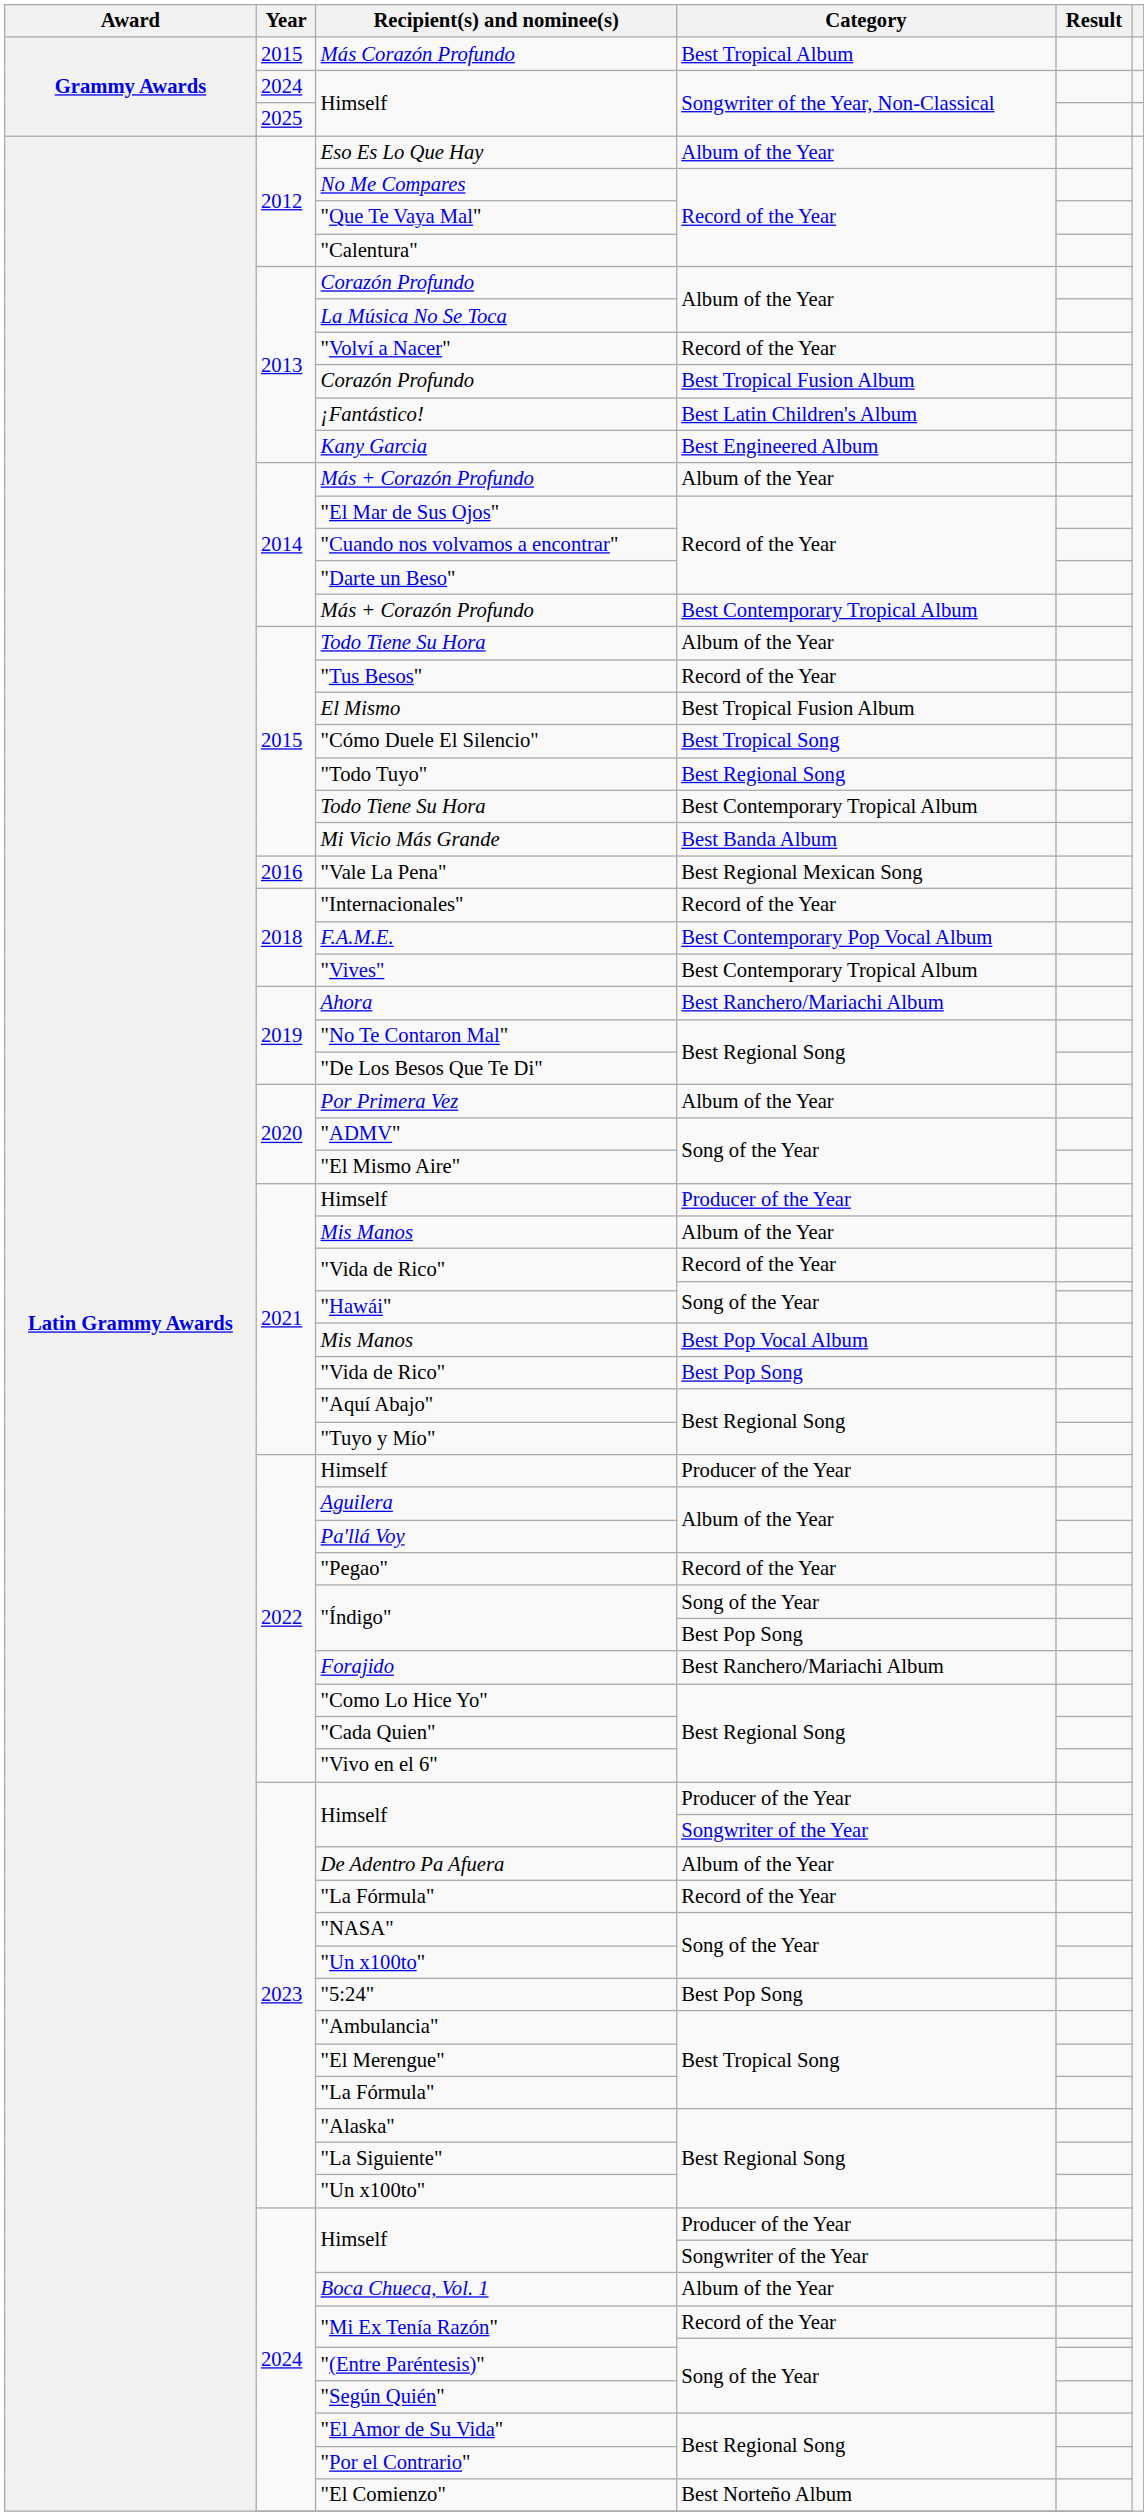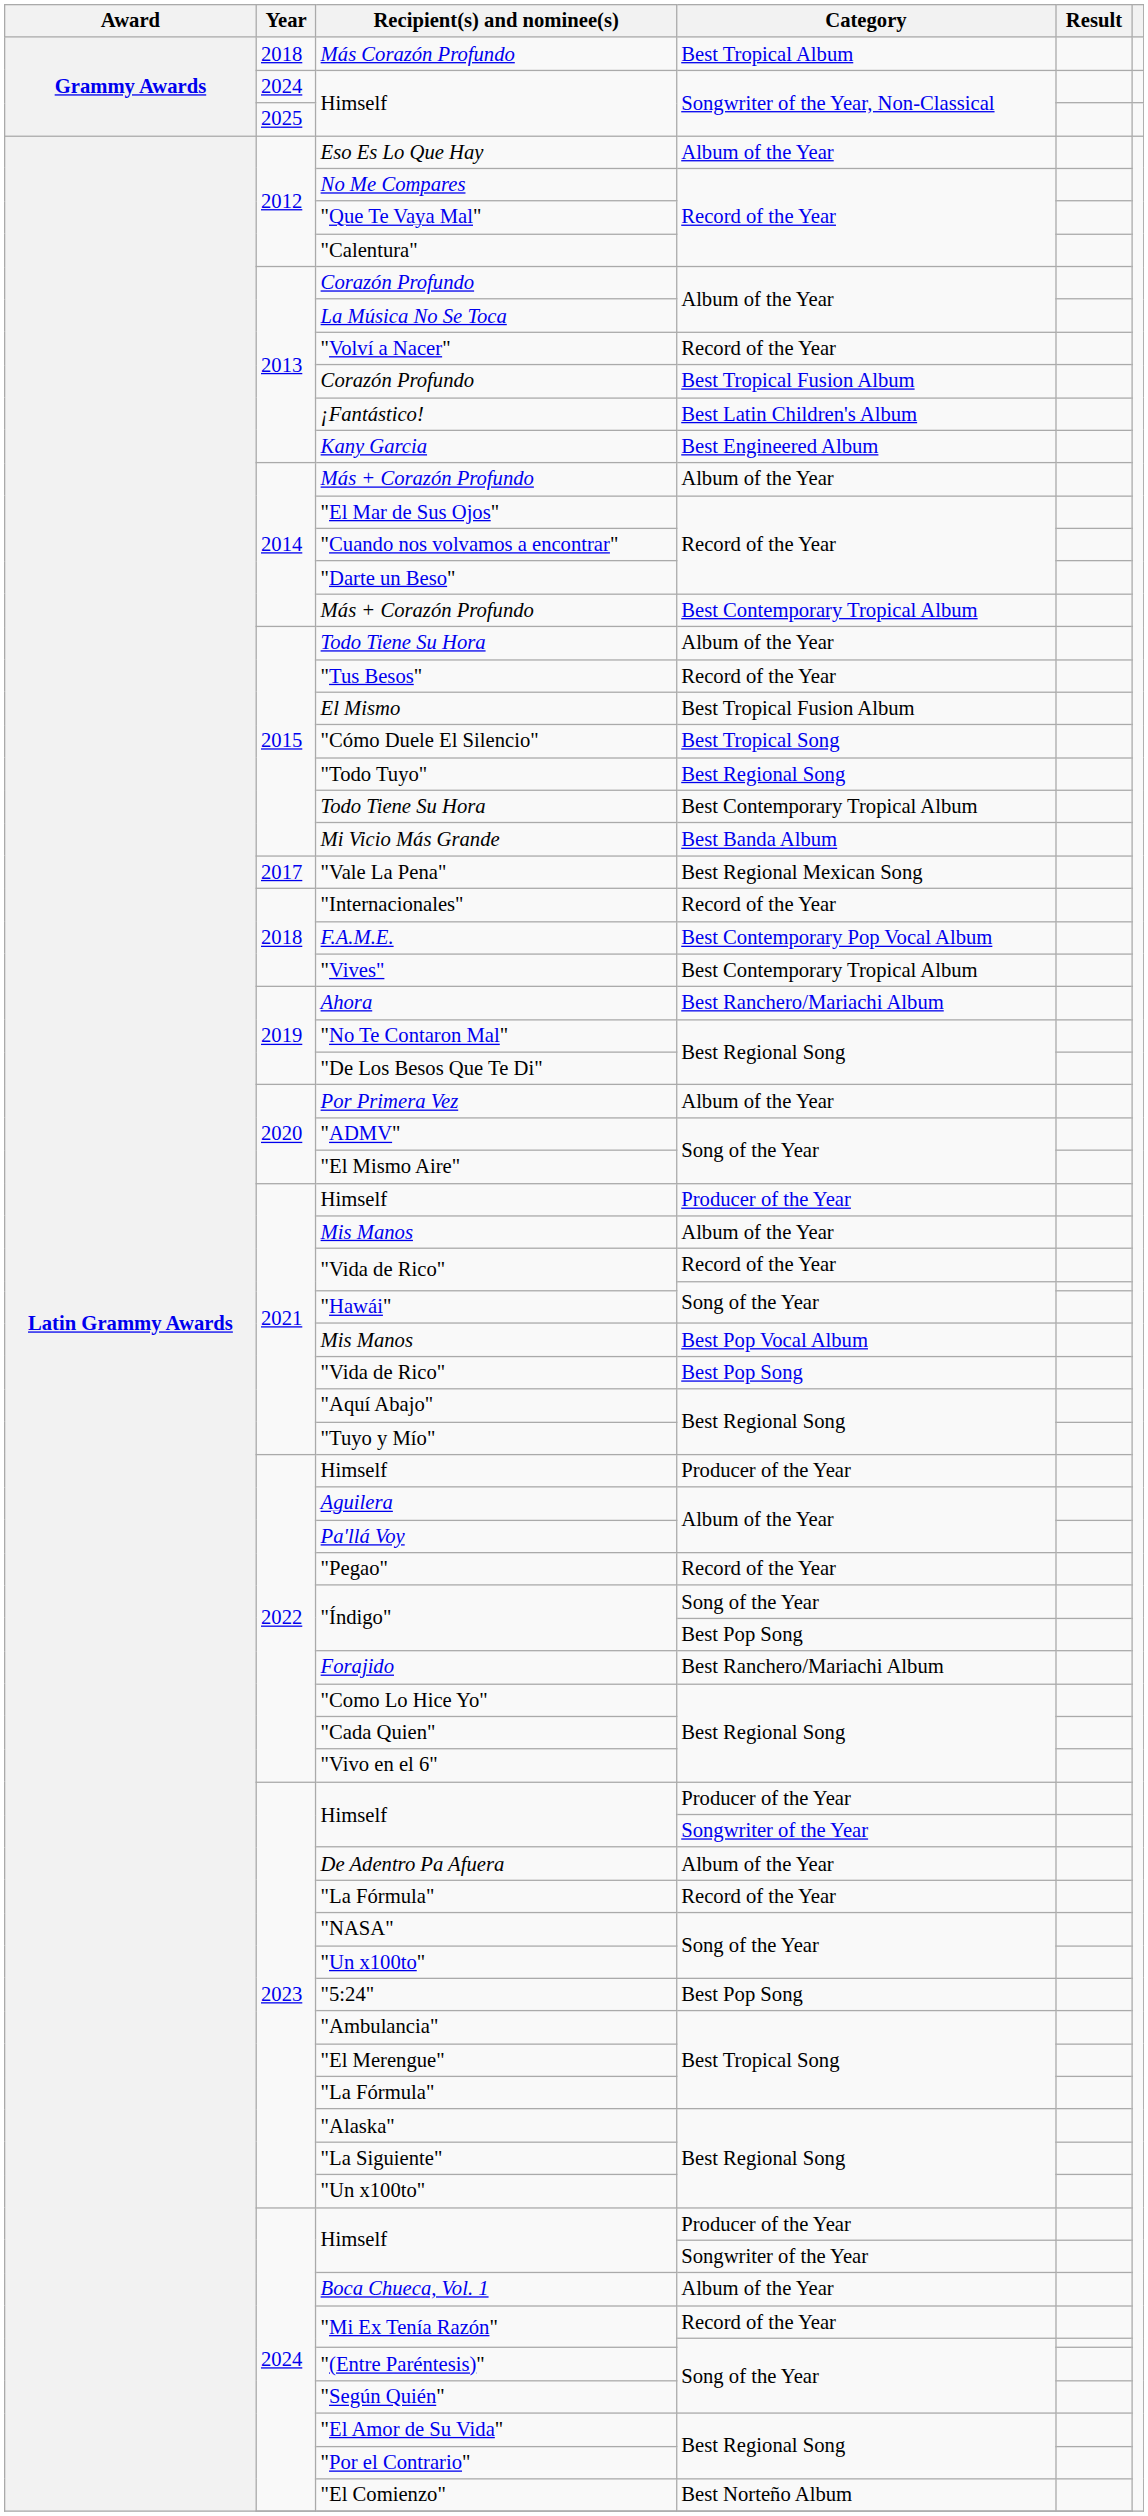(282, 53) 2015 -> (282, 53) 2018
(282, 871) 2016 -> (282, 871) 2017
